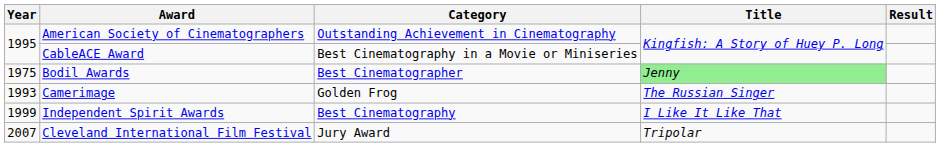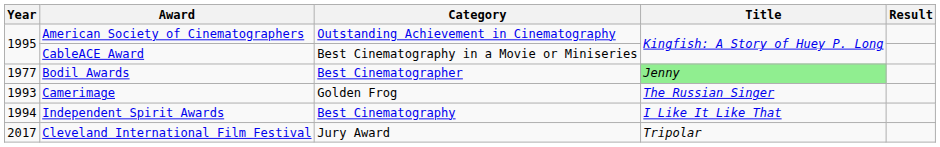(22, 73) 1975 -> (22, 73) 1977
(22, 113) 1999 -> (22, 113) 1994
(22, 133) 2007 -> (22, 133) 2017
